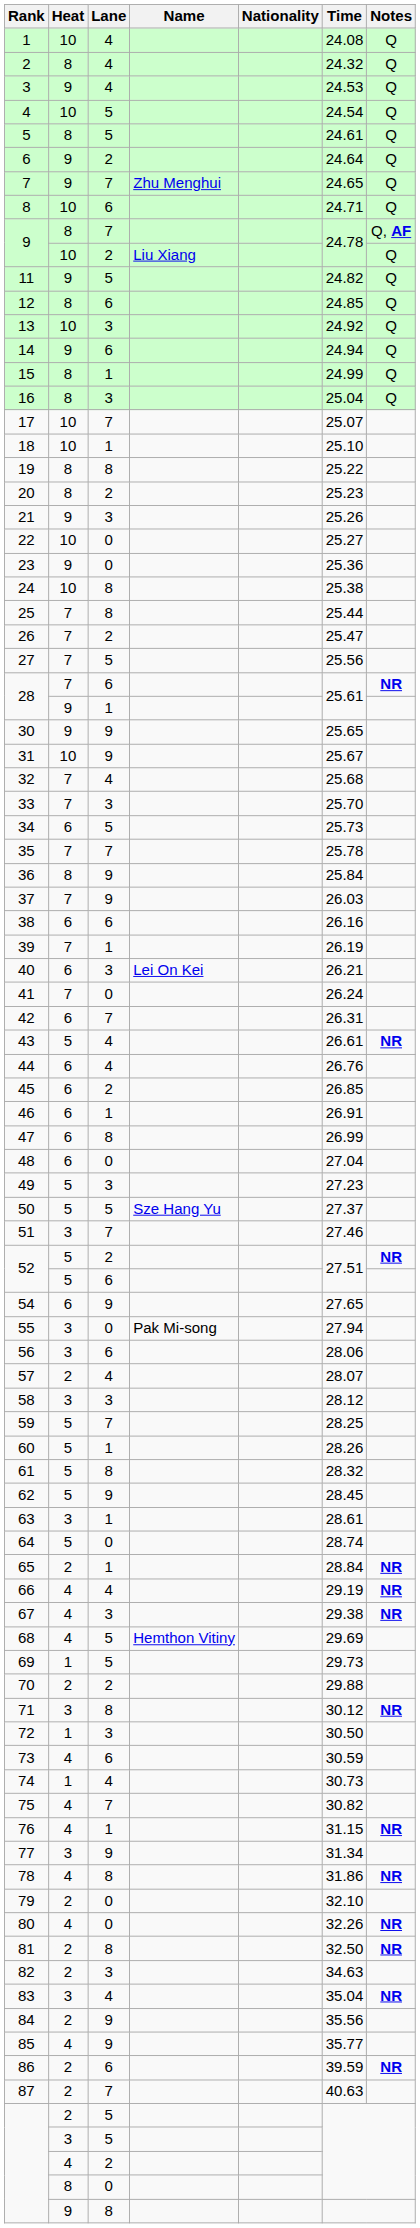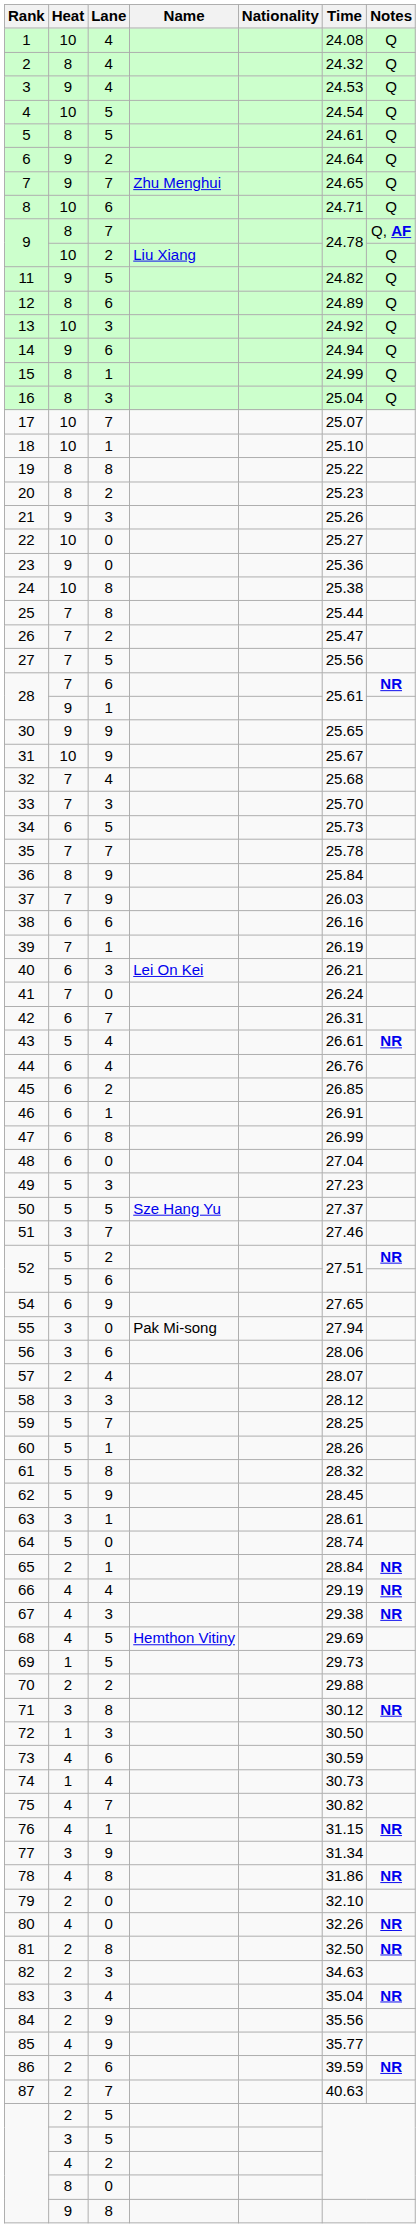(345, 302) 24.85 -> (345, 302) 24.89
